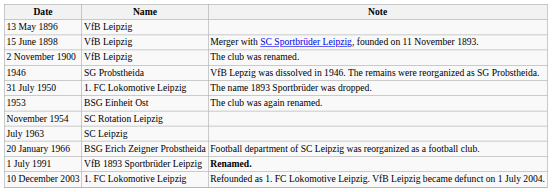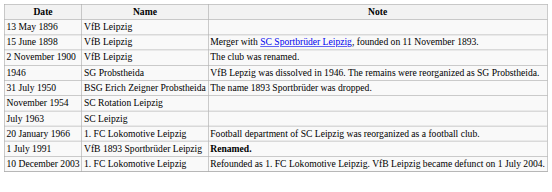(135, 88) 1. FC Lokomotive Leipzig -> (145, 88) BSG Erich Zeigner Probstheida
- row: (16, 103)
(145, 149) BSG Erich Zeigner Probstheida -> (135, 133) 1. FC Lokomotive Leipzig
